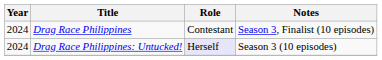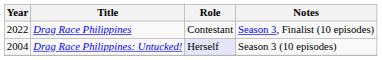(18, 30) 2024 -> (18, 30) 2022
(18, 47) 2024 -> (18, 47) 2004
